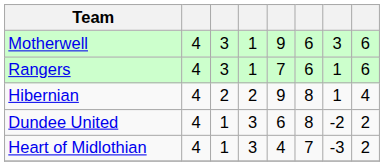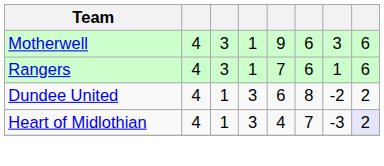- row: (44, 95)
(365, 148) no background -> (365, 122) lavender background
